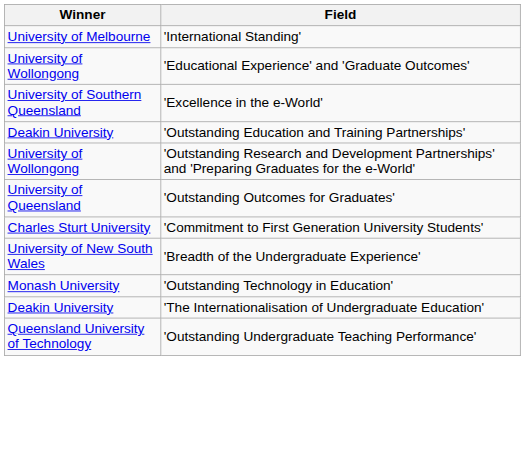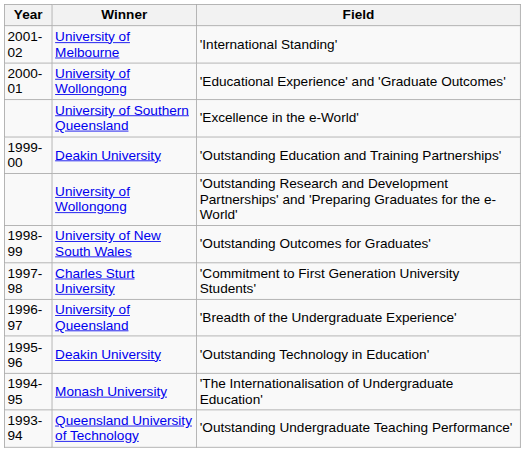+ column: (28, 15)
(45, 198) University of Queensland -> (108, 244) University of New South Wales
(80, 256) University of New South Wales -> (93, 317) University of Queensland
(63, 285) Monash University -> (108, 354) Deakin University
(60, 307) Deakin University -> (111, 391) Monash University
